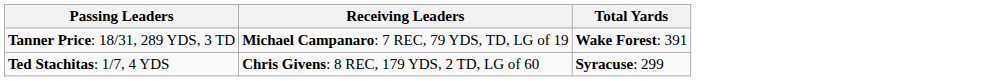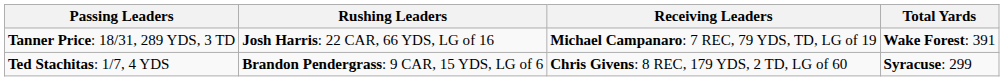+ column: (393, 16)
